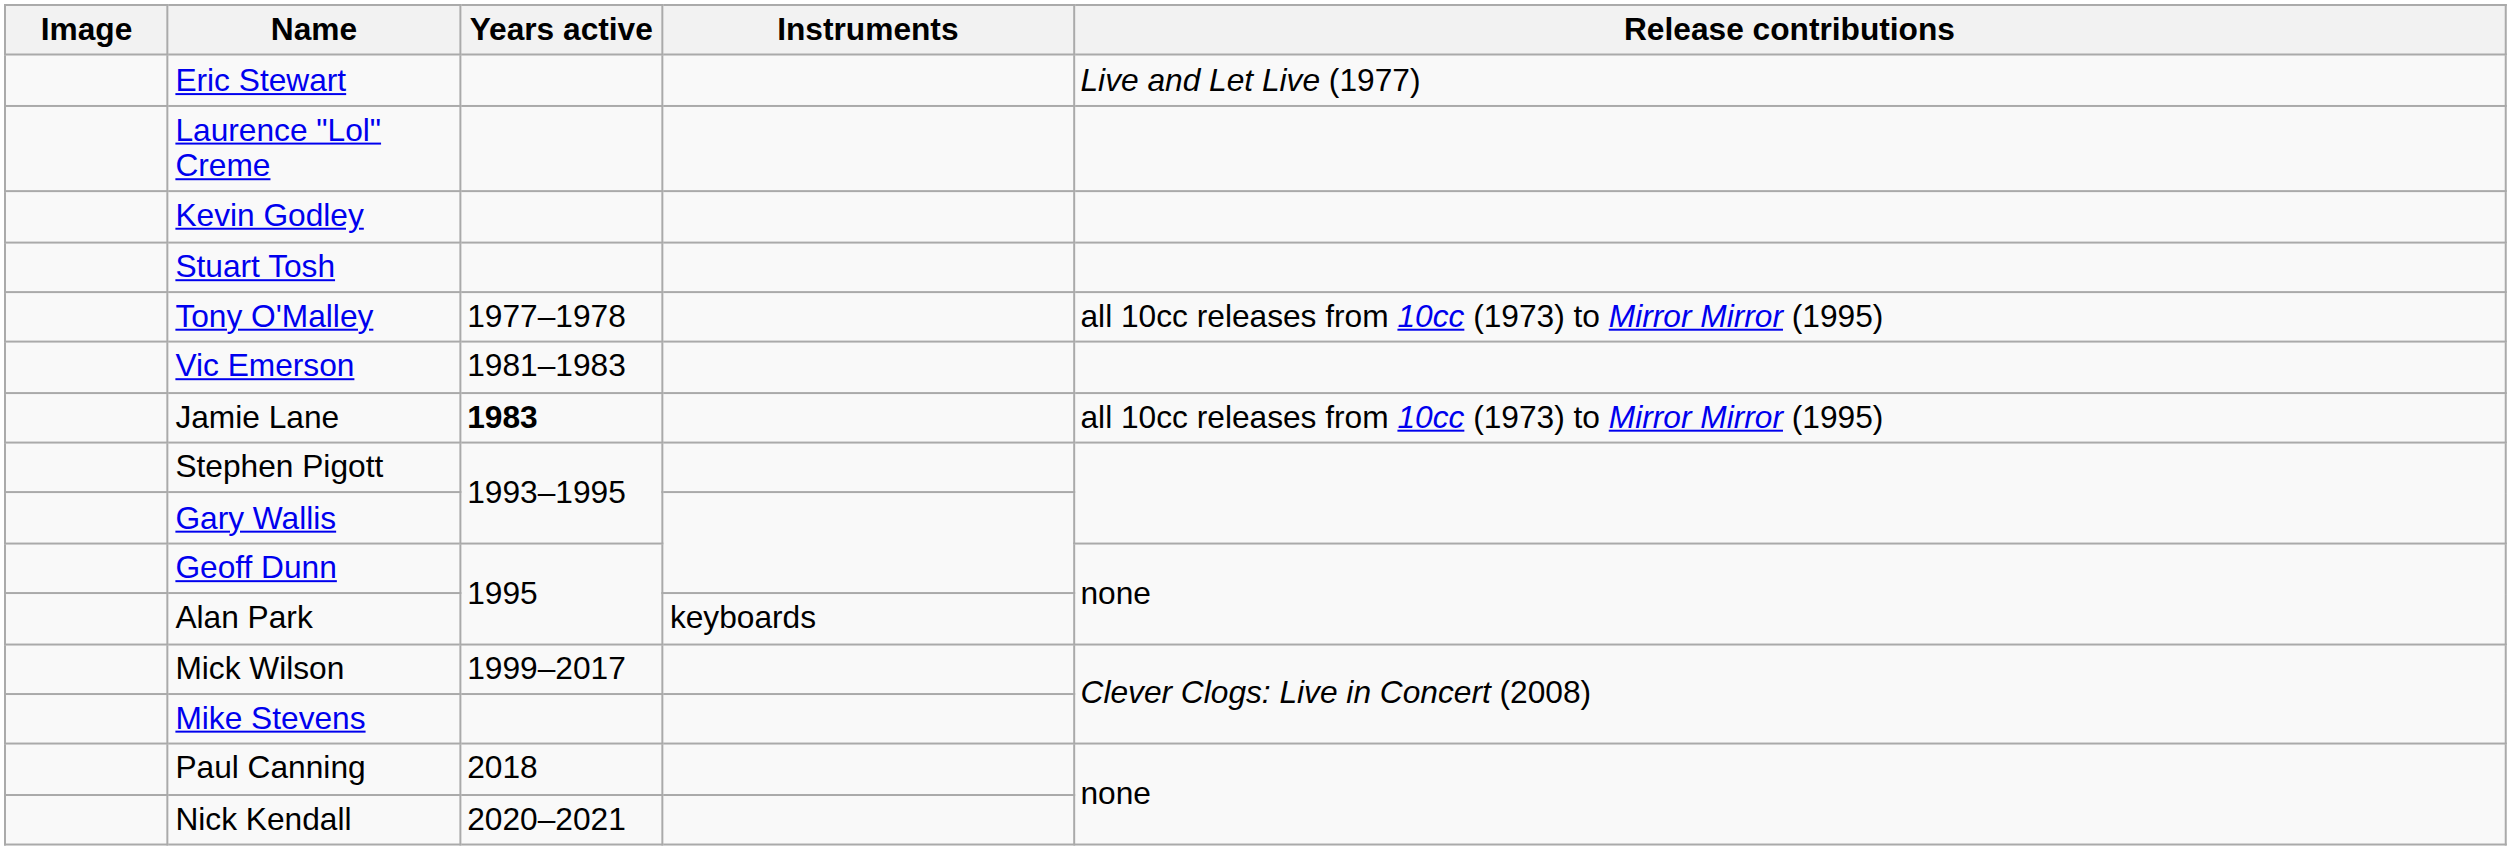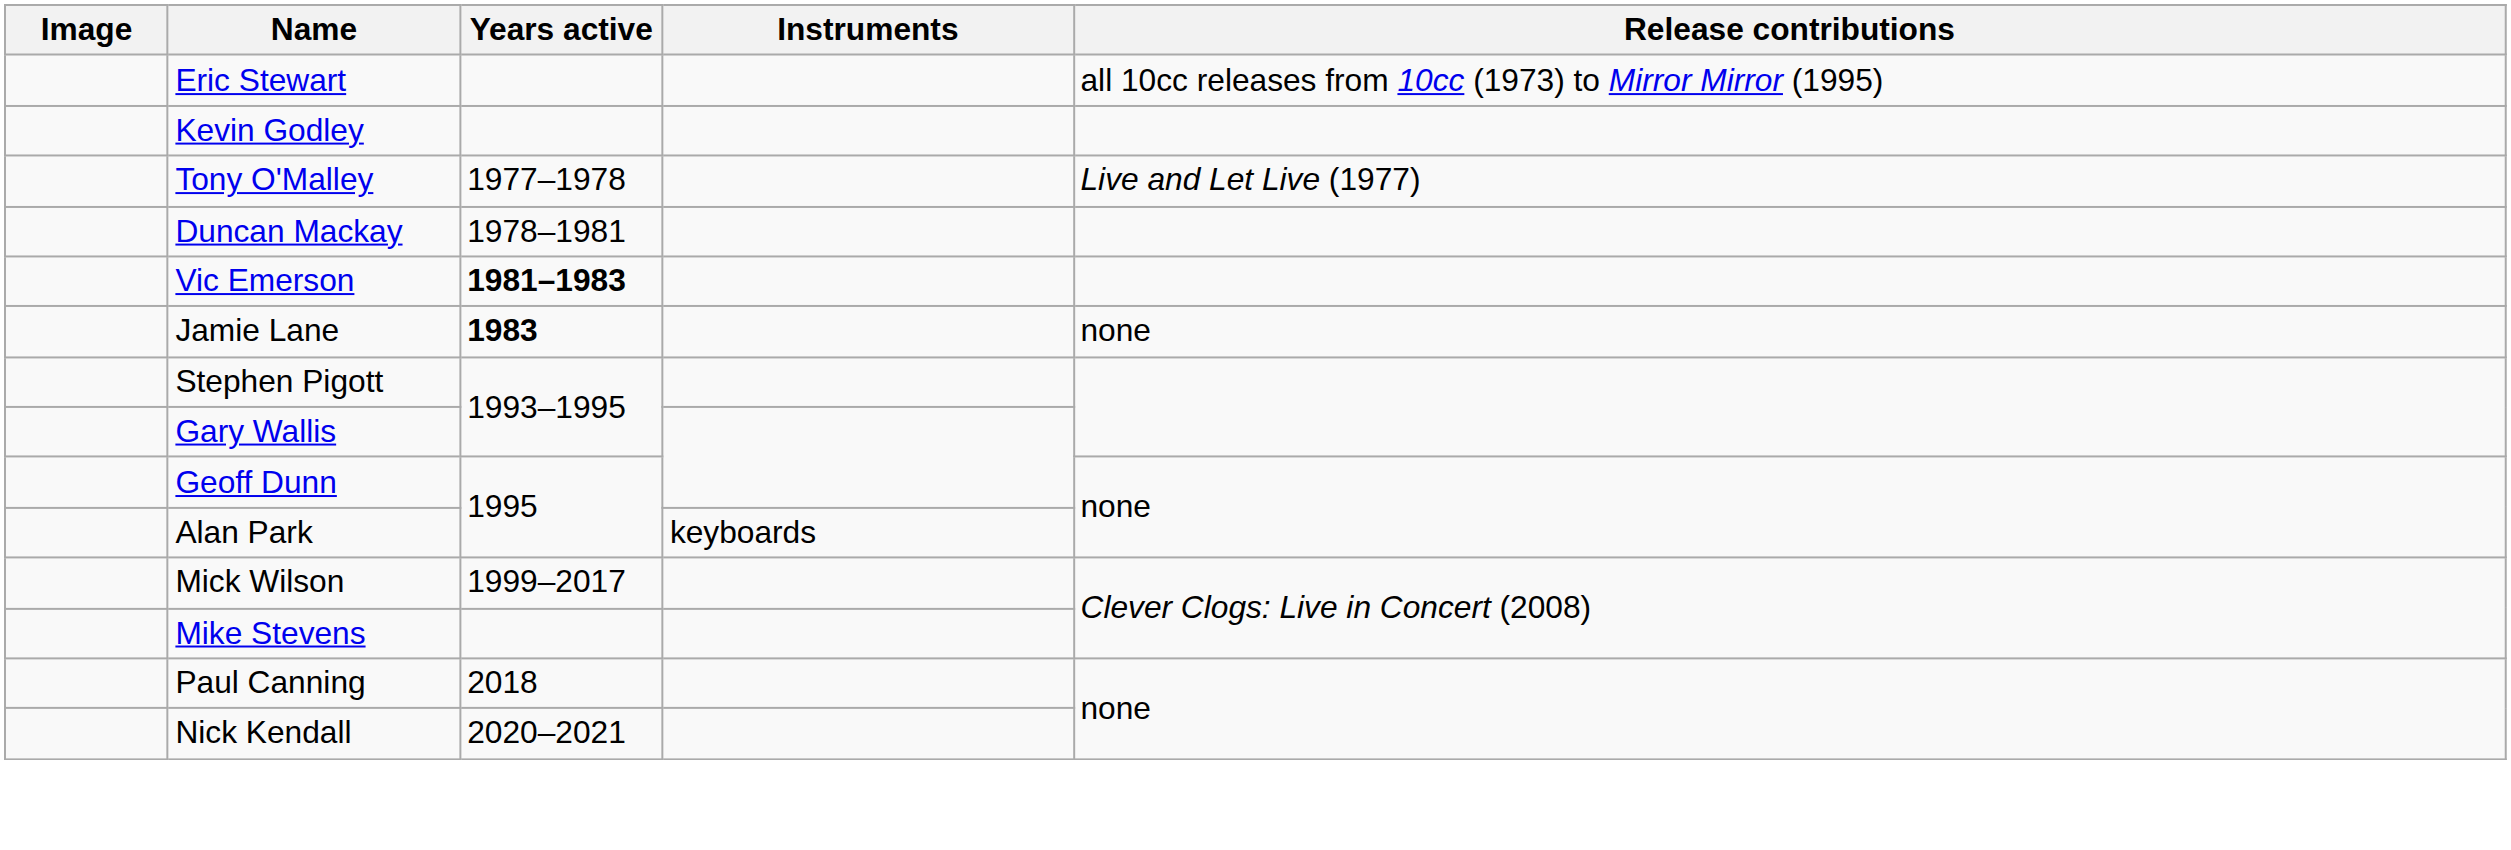(1250, 79) Live and Let Live (1977) -> (1482, 79) all 10cc releases from 10cc (1973) to Mirror Mirror (1995)
- row: (278, 147)
- row: (255, 266)
(1482, 316) all 10cc releases from 10cc (1973) to Mirror Mirror (1995) -> (1250, 180) Live and Let Live (1977)
+ row: (289, 230)
(546, 366) normal -> (546, 280) bold
(1482, 416) all 10cc releases from 10cc (1973) to Mirror Mirror (1995) -> (1116, 331) none
